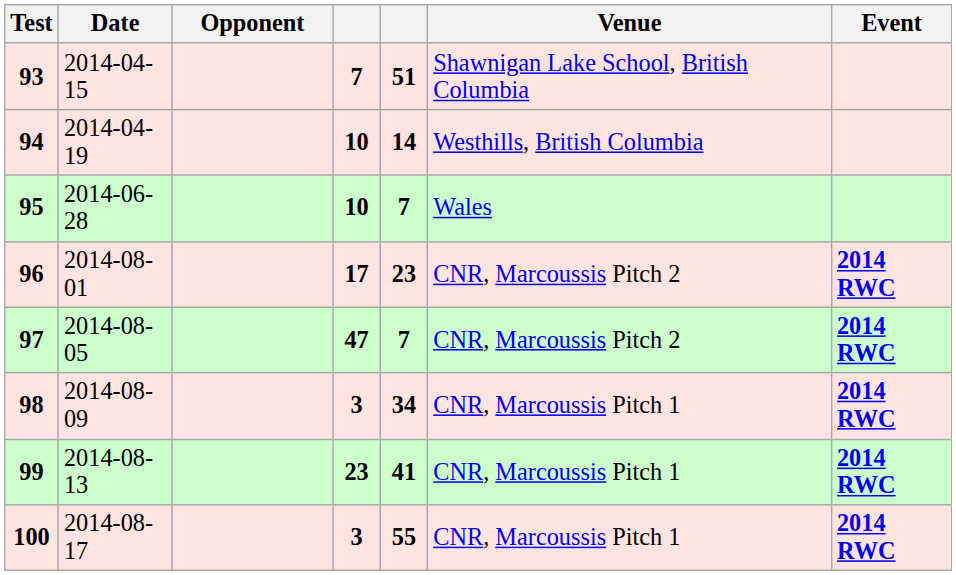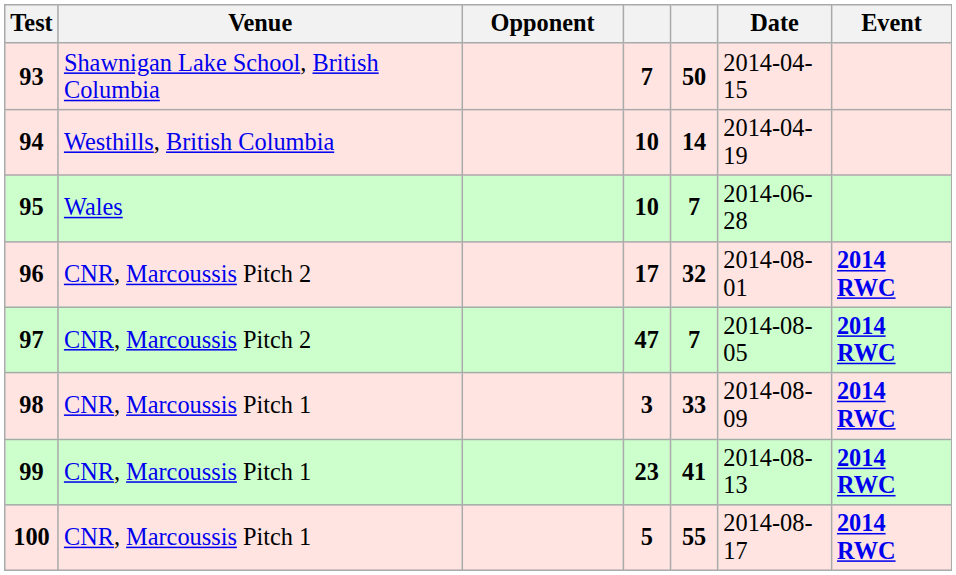columns swapped: (115, 23) <-> (629, 23)
(404, 76) 51 -> (694, 76) 50
(404, 273) 23 -> (694, 273) 32
(404, 405) 34 -> (694, 405) 33
(357, 537) 3 -> (647, 537) 5
